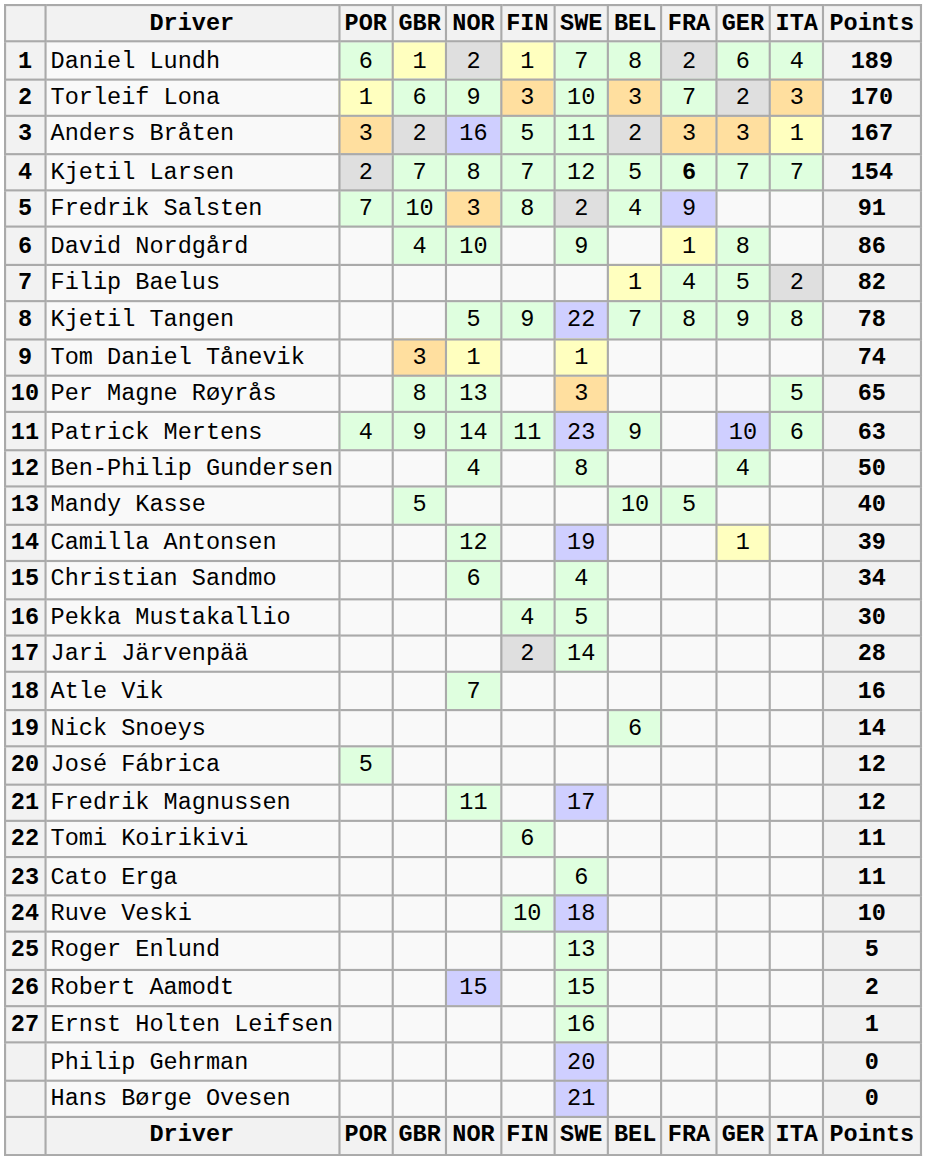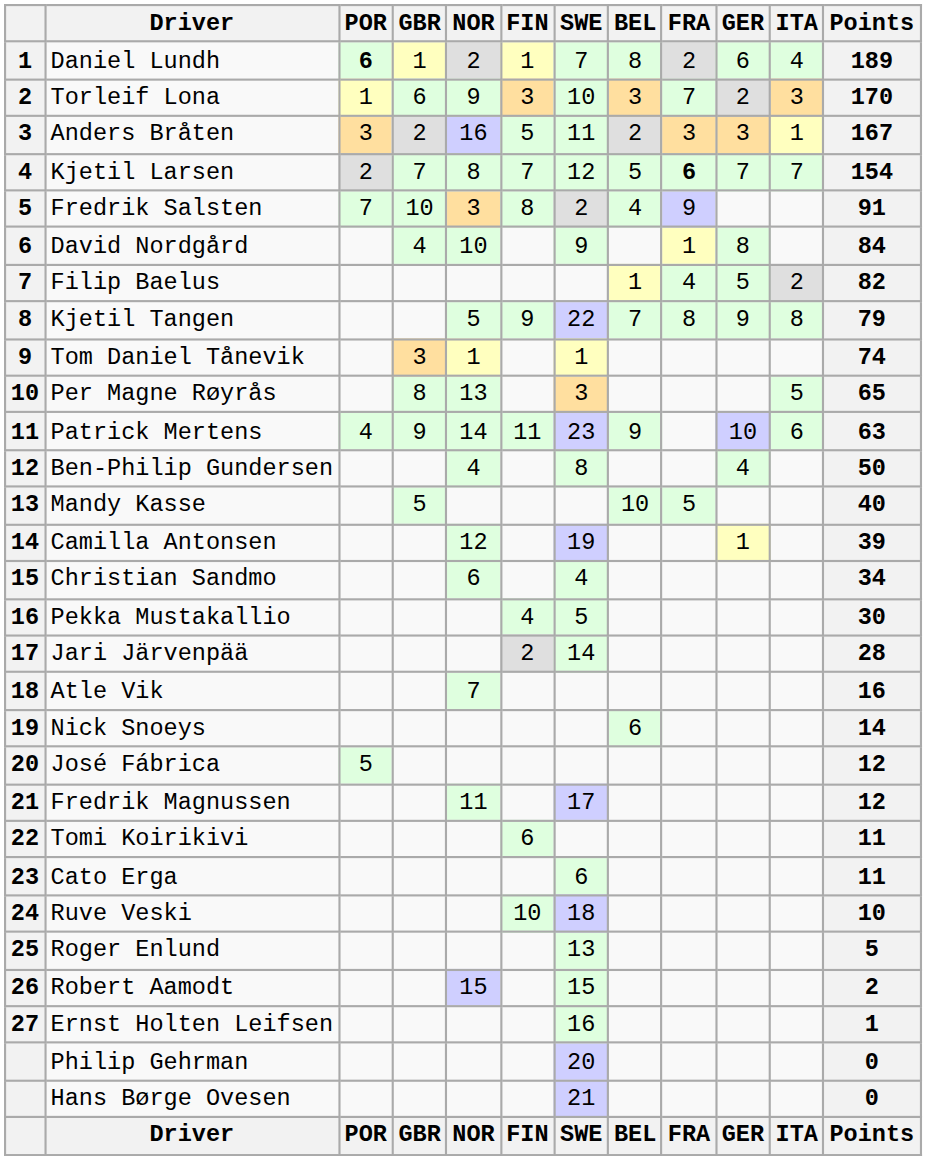(366, 61) normal -> (366, 61) bold
(872, 246) 86 -> (872, 246) 84
(872, 320) 78 -> (872, 320) 79
